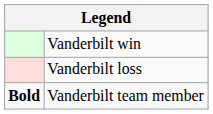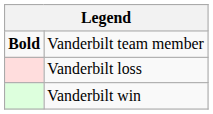rows swapped: (94, 44) <-> (126, 96)
